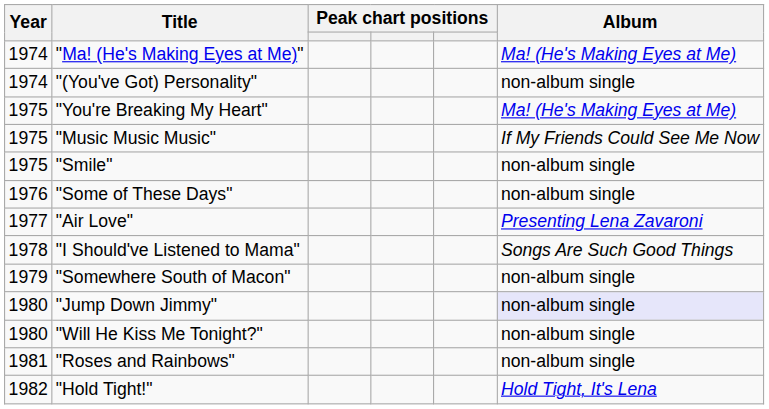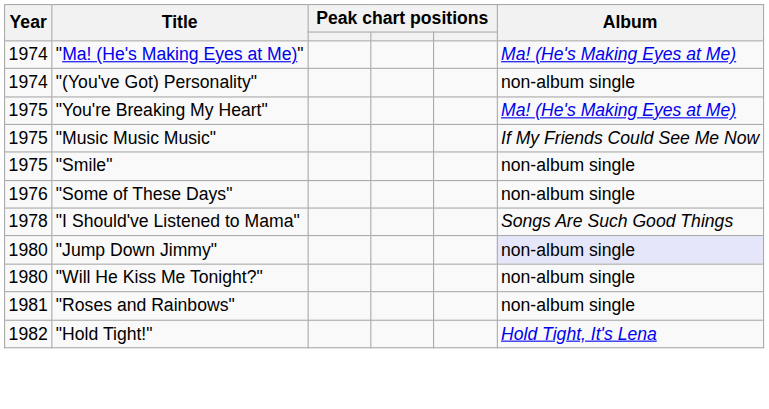- row: (94, 221)
- row: (173, 277)
